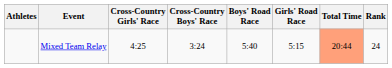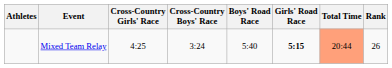(296, 46) normal -> (296, 46) bold
(376, 46) 24 -> (376, 46) 26
